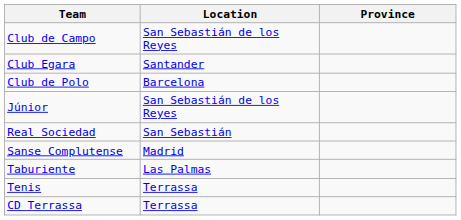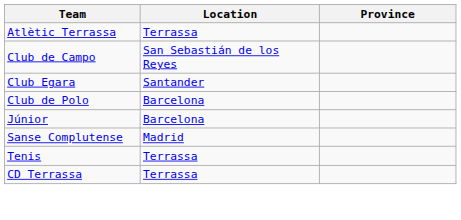+ row: (62, 32)
(211, 107) San Sebastián de los Reyes -> (174, 119) Barcelona
- row: (51, 132)
- row: (41, 169)
